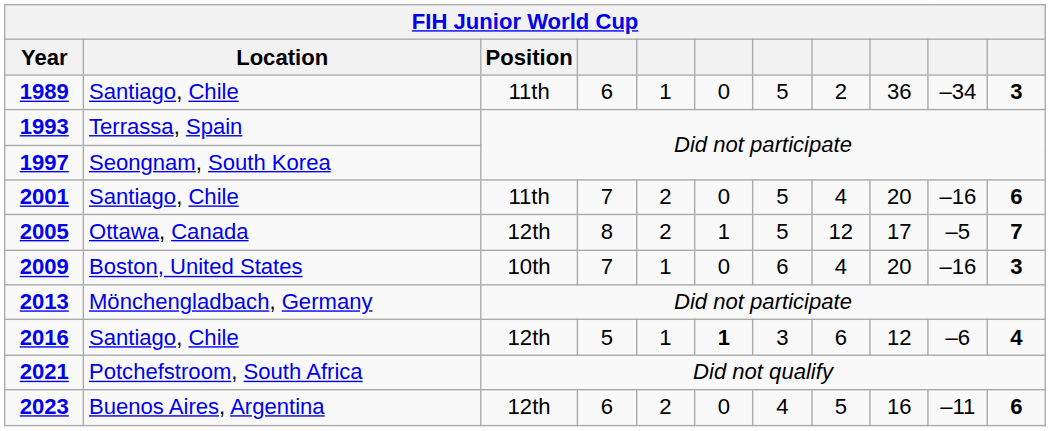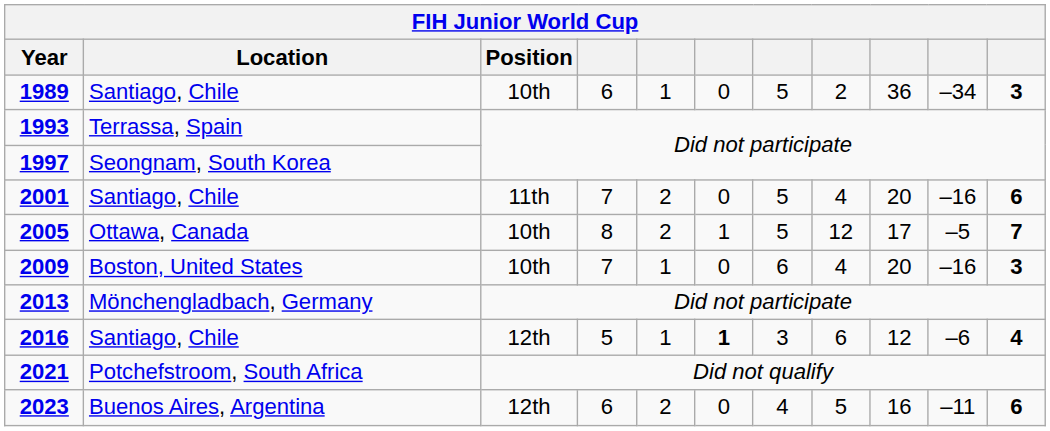(529, 92) 11th -> (529, 92) 10th
(529, 232) 12th -> (529, 232) 10th
